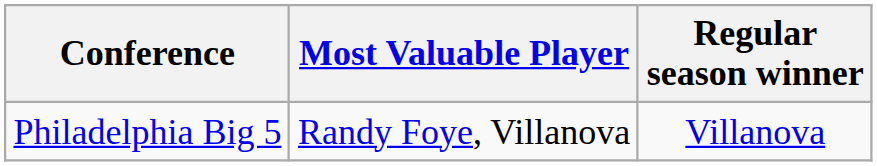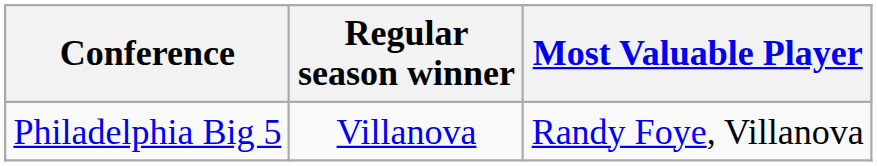columns swapped: (755, 53) <-> (464, 53)
